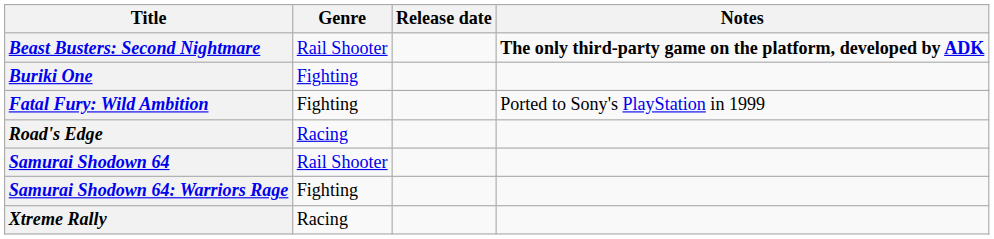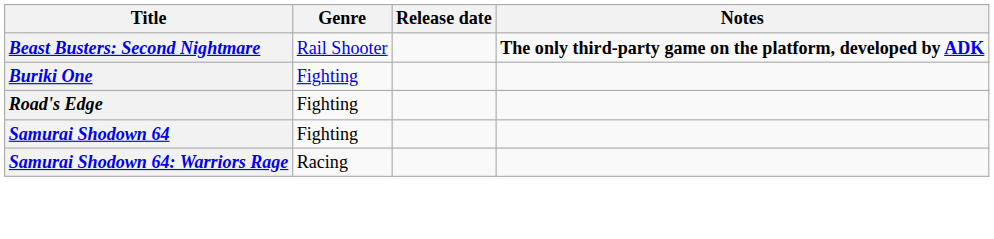- row: (109, 104)
(322, 133) Racing -> (327, 104) Fighting
(342, 162) Rail Shooter -> (327, 133) Fighting
(327, 190) Fighting -> (322, 162) Racing
- row: (58, 219)
